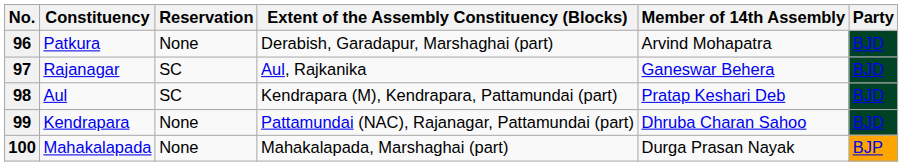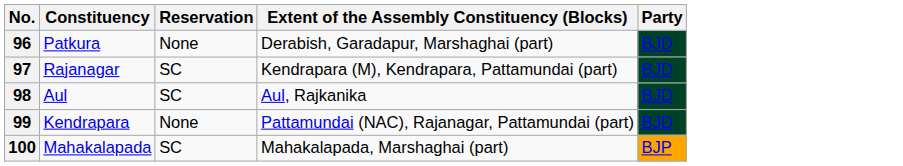- column: (743, 17)
(314, 69) Aul, Rajkanika -> (439, 69) Kendrapara (M), Kendrapara, Pattamundai (part)
(439, 95) Kendrapara (M), Kendrapara, Pattamundai (part) -> (314, 95) Aul, Rajkanika
(179, 148) None -> (171, 148) SC
